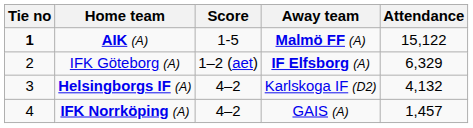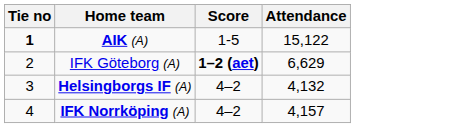- column: (321, 16)
(228, 63) normal -> (228, 63) bold
(424, 63) 6,329 -> (306, 63) 6,629
(424, 110) 1,457 -> (306, 110) 4,157
